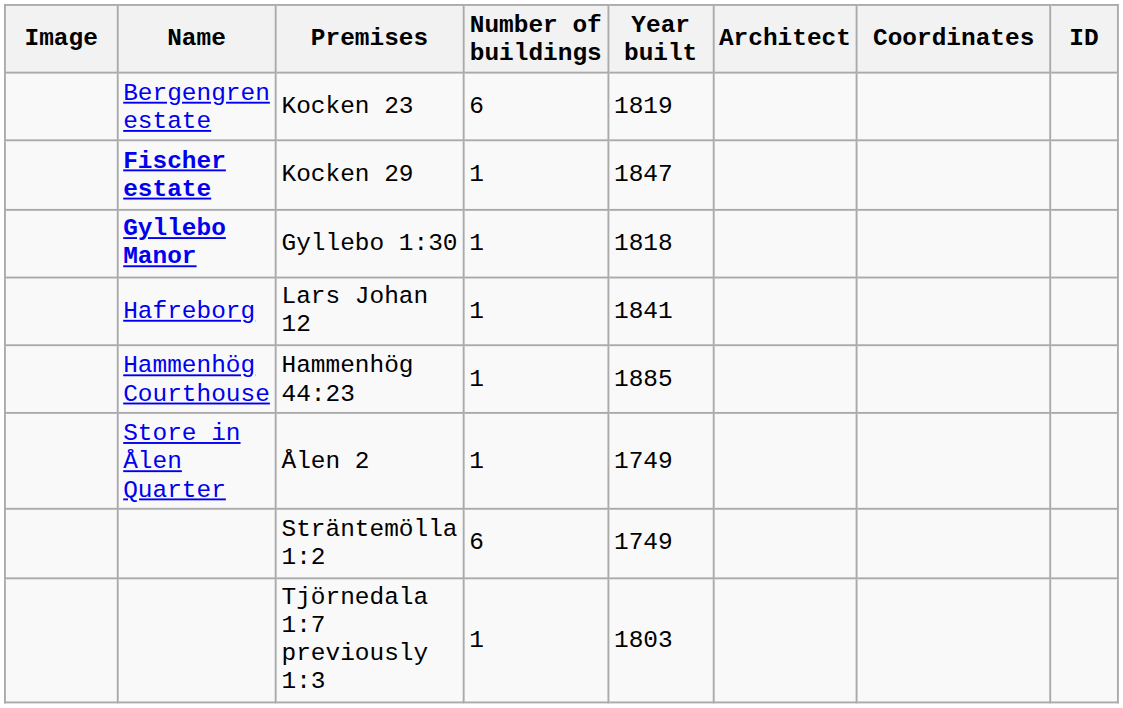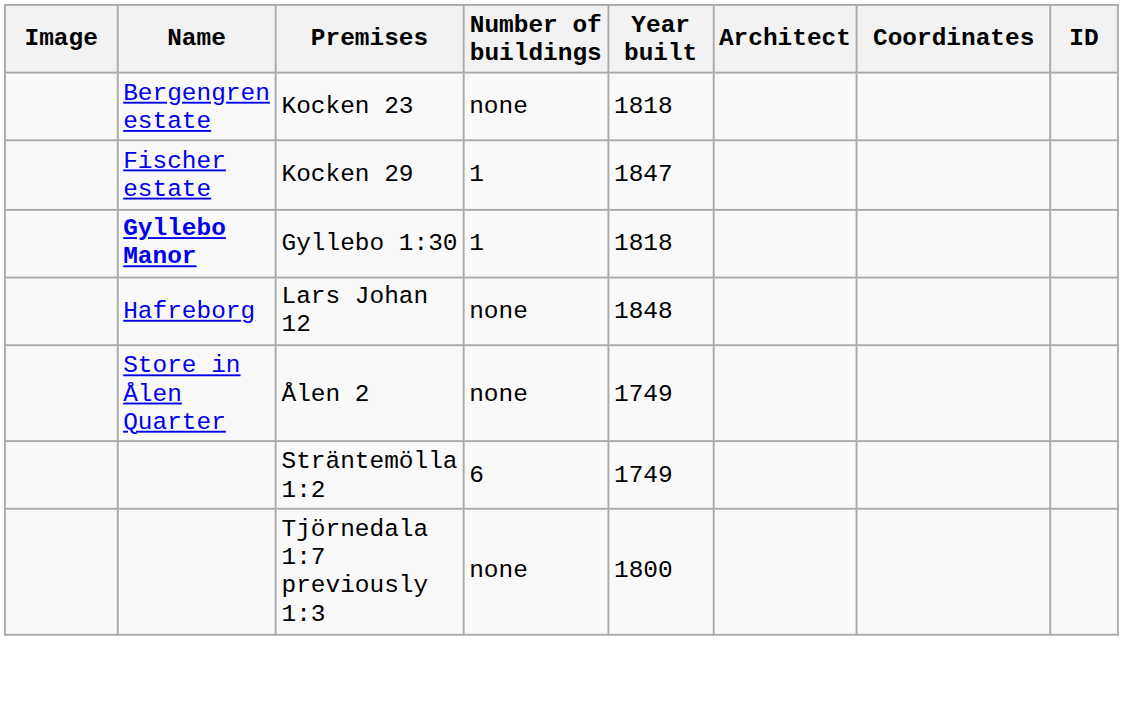(476, 107) 6 -> (498, 107) none
(643, 107) 1819 -> (643, 107) 1818
(175, 175) bold -> (175, 175) normal
(476, 311) 1 -> (498, 311) none
(643, 311) 1841 -> (643, 311) 1848
- row: (348, 379)
(476, 461) 1 -> (498, 393) none
(476, 640) 1 -> (498, 572) none
(643, 640) 1803 -> (643, 572) 1800
